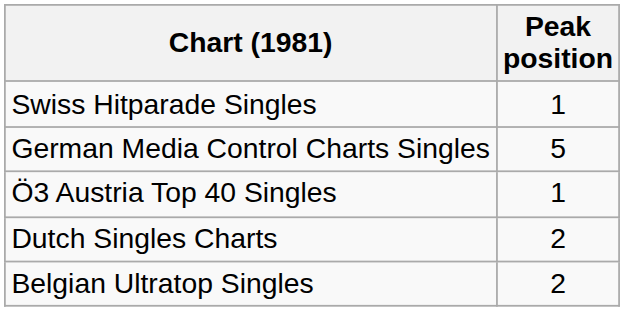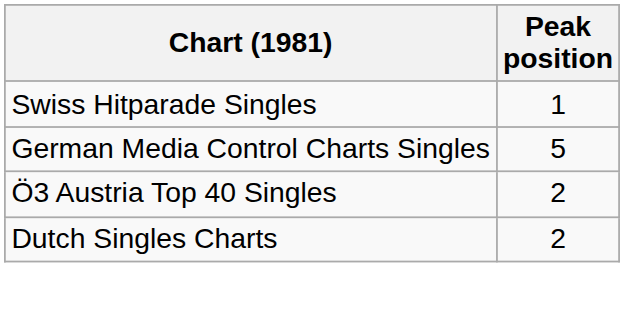(558, 193) 1 -> (558, 193) 2
- row: (163, 283)
